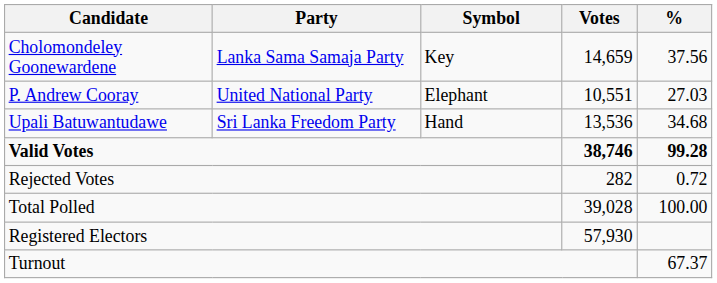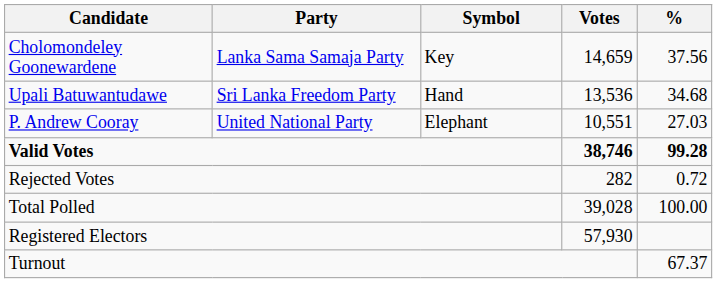rows swapped: (88, 123) <-> (74, 94)
